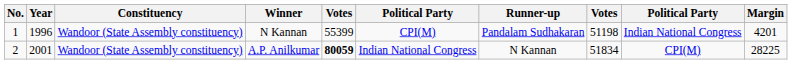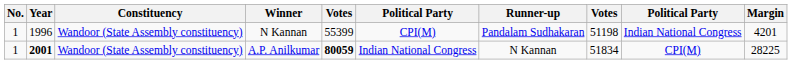(15, 50) 2 -> (15, 50) 1
(41, 50) normal -> (41, 50) bold
